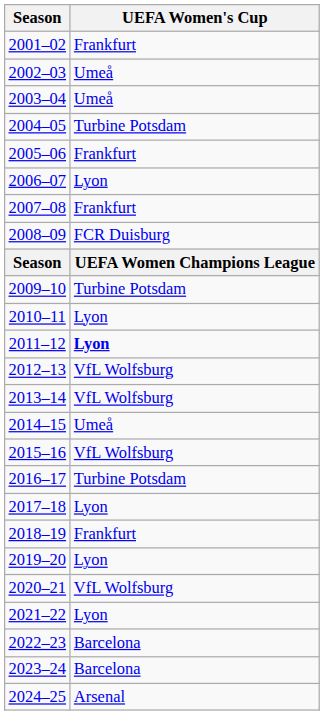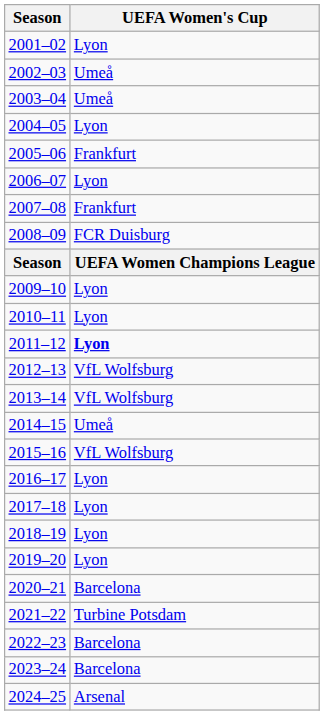(105, 45) Frankfurt -> (93, 45) Lyon
(130, 126) Turbine Potsdam -> (93, 126) Lyon
(132, 289) Turbine Potsdam -> (91, 289) Lyon
(132, 479) Turbine Potsdam -> (93, 479) Lyon
(107, 533) Frankfurt -> (93, 533) Lyon
(126, 588) VfL Wolfsburg -> (107, 588) Barcelona
(93, 615) Lyon -> (130, 615) Turbine Potsdam
